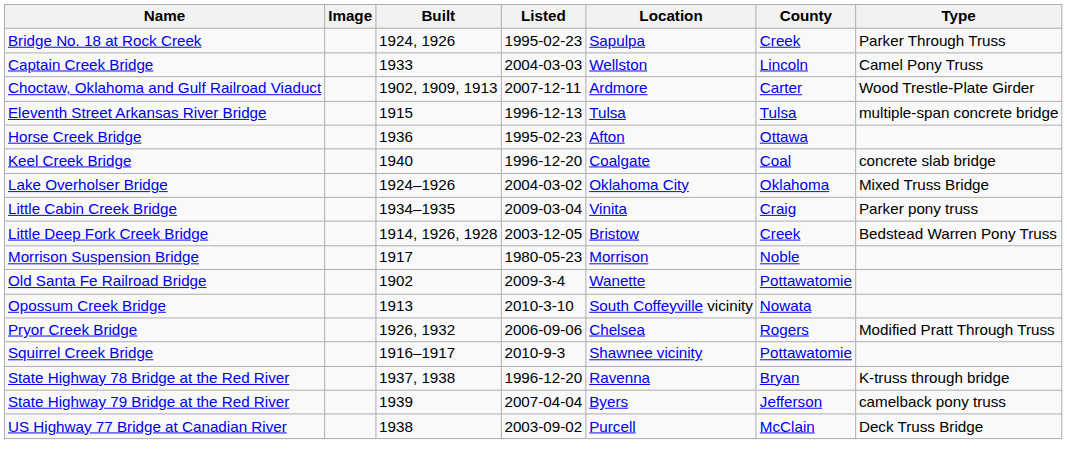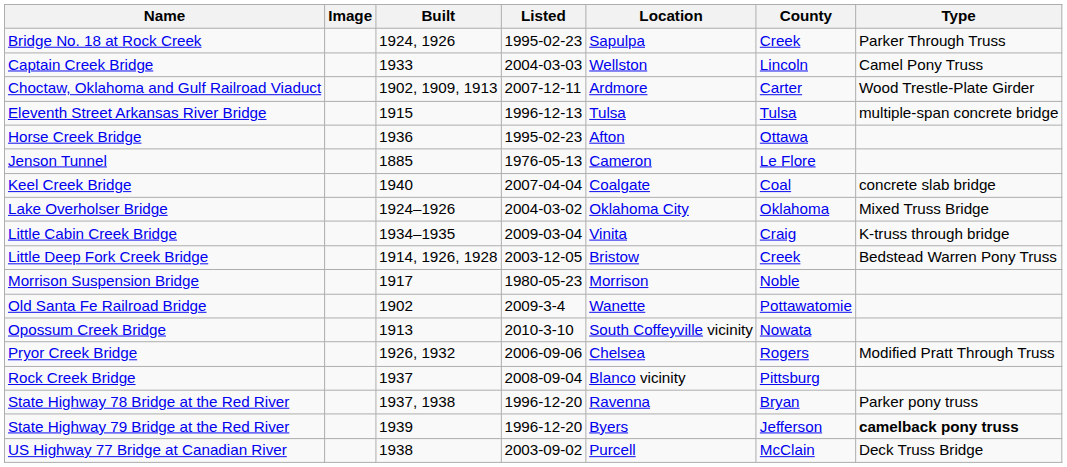+ row: (57, 161)
(543, 161) 1996-12-20 -> (543, 185) 2007-04-04
(919, 209) Parker pony truss -> (934, 233) K-truss through bridge
+ row: (72, 378)
- row: (81, 354)
(934, 378) K-truss through bridge -> (919, 402) Parker pony truss
(543, 402) 2007-04-04 -> (543, 426) 1996-12-20
(932, 402) normal -> (939, 426) bold
